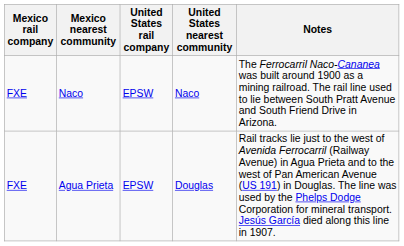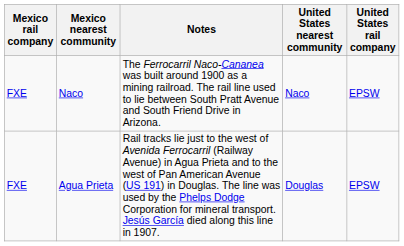columns swapped: (146, 30) <-> (318, 30)
